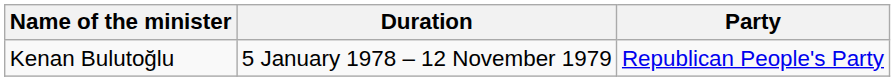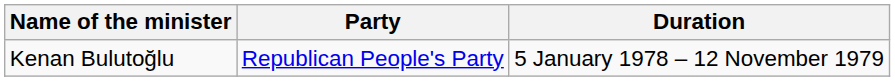columns swapped: (753, 22) <-> (427, 22)
